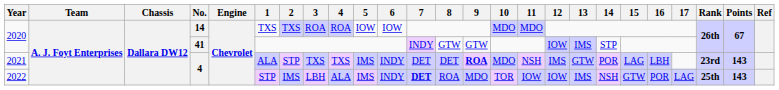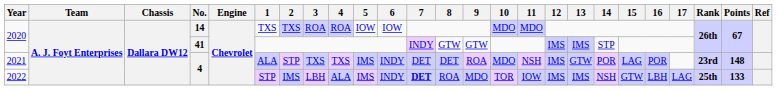(557, 44) IOW -> (556, 44) IMS
(476, 60) bold -> (476, 60) normal
(660, 60) LBH -> (657, 60) POR
(739, 60) 143 -> (737, 60) 148
(557, 76) IOW -> (556, 76) IMS
(660, 76) POR -> (657, 76) LBH
(739, 76) 143 -> (737, 76) 133
